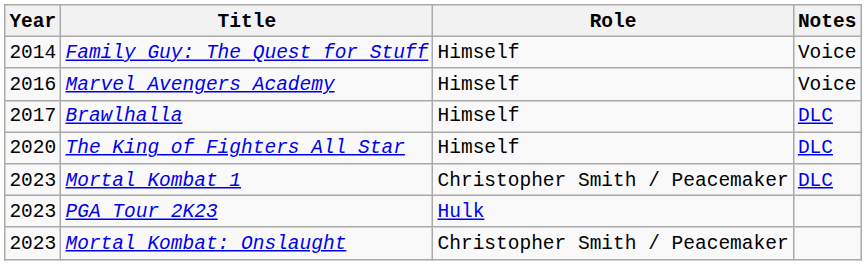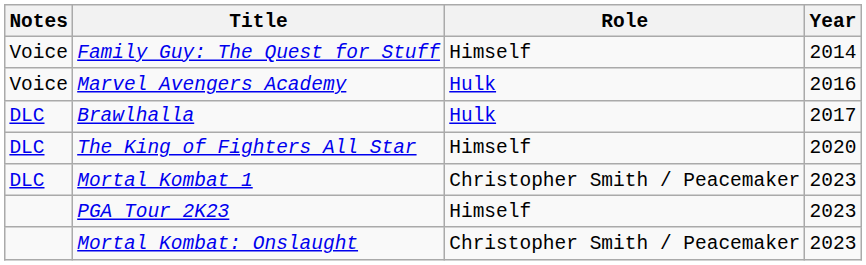columns swapped: (33, 21) <-> (827, 21)
(479, 84) Himself -> (473, 84) Hulk
(479, 116) Himself -> (473, 116) Hulk
(461, 211) Hulk -> (490, 211) Himself
